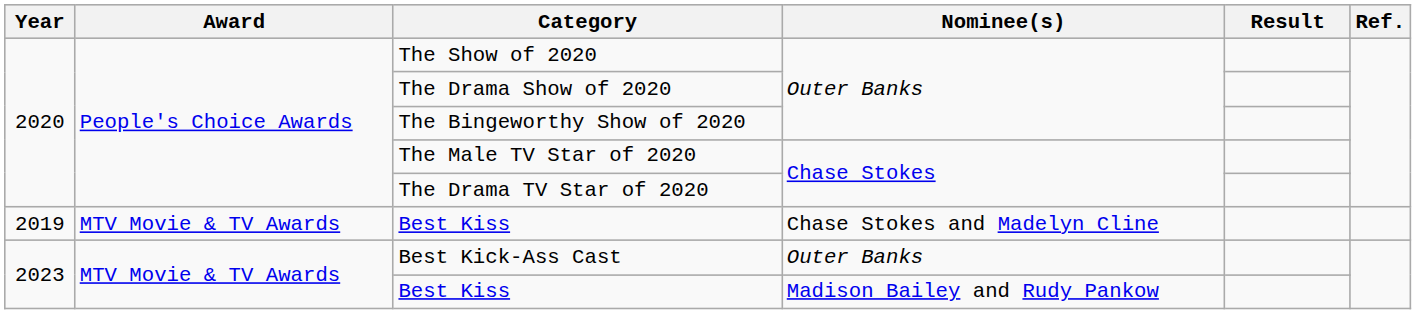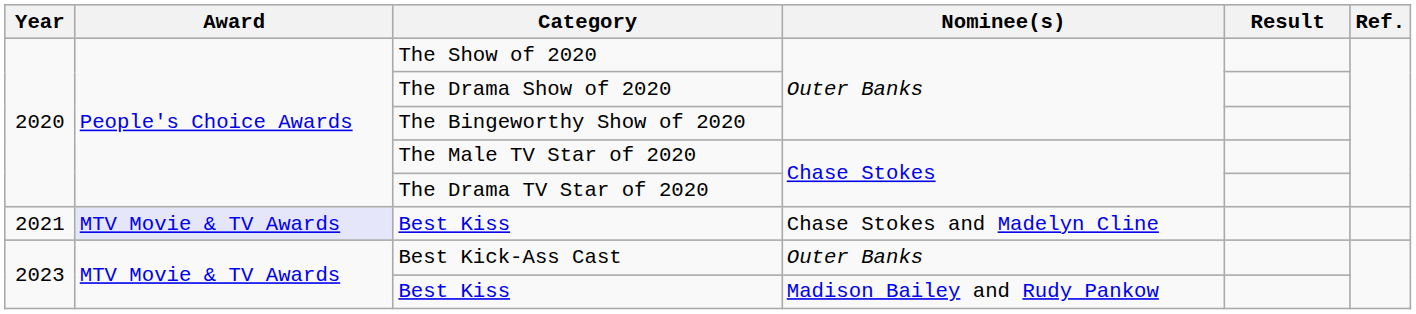(40, 224) 2019 -> (40, 224) 2021
(210, 224) no background -> (210, 224) lavender background
